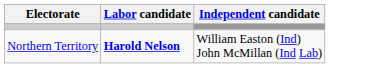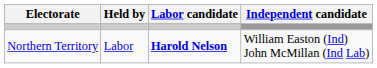+ column: (125, 14)
